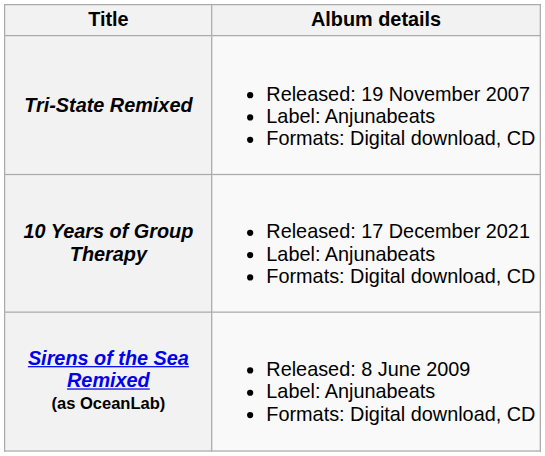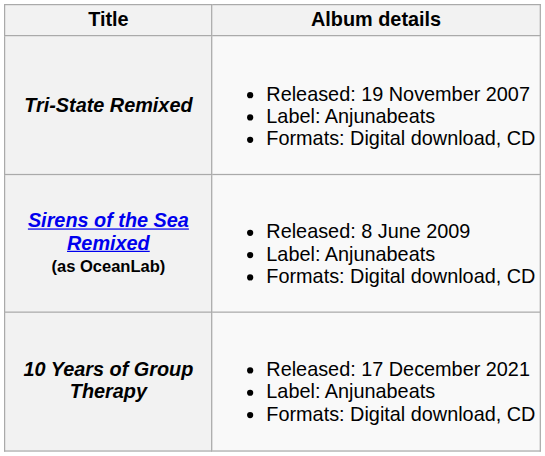rows swapped: (108, 381) <-> (108, 243)
